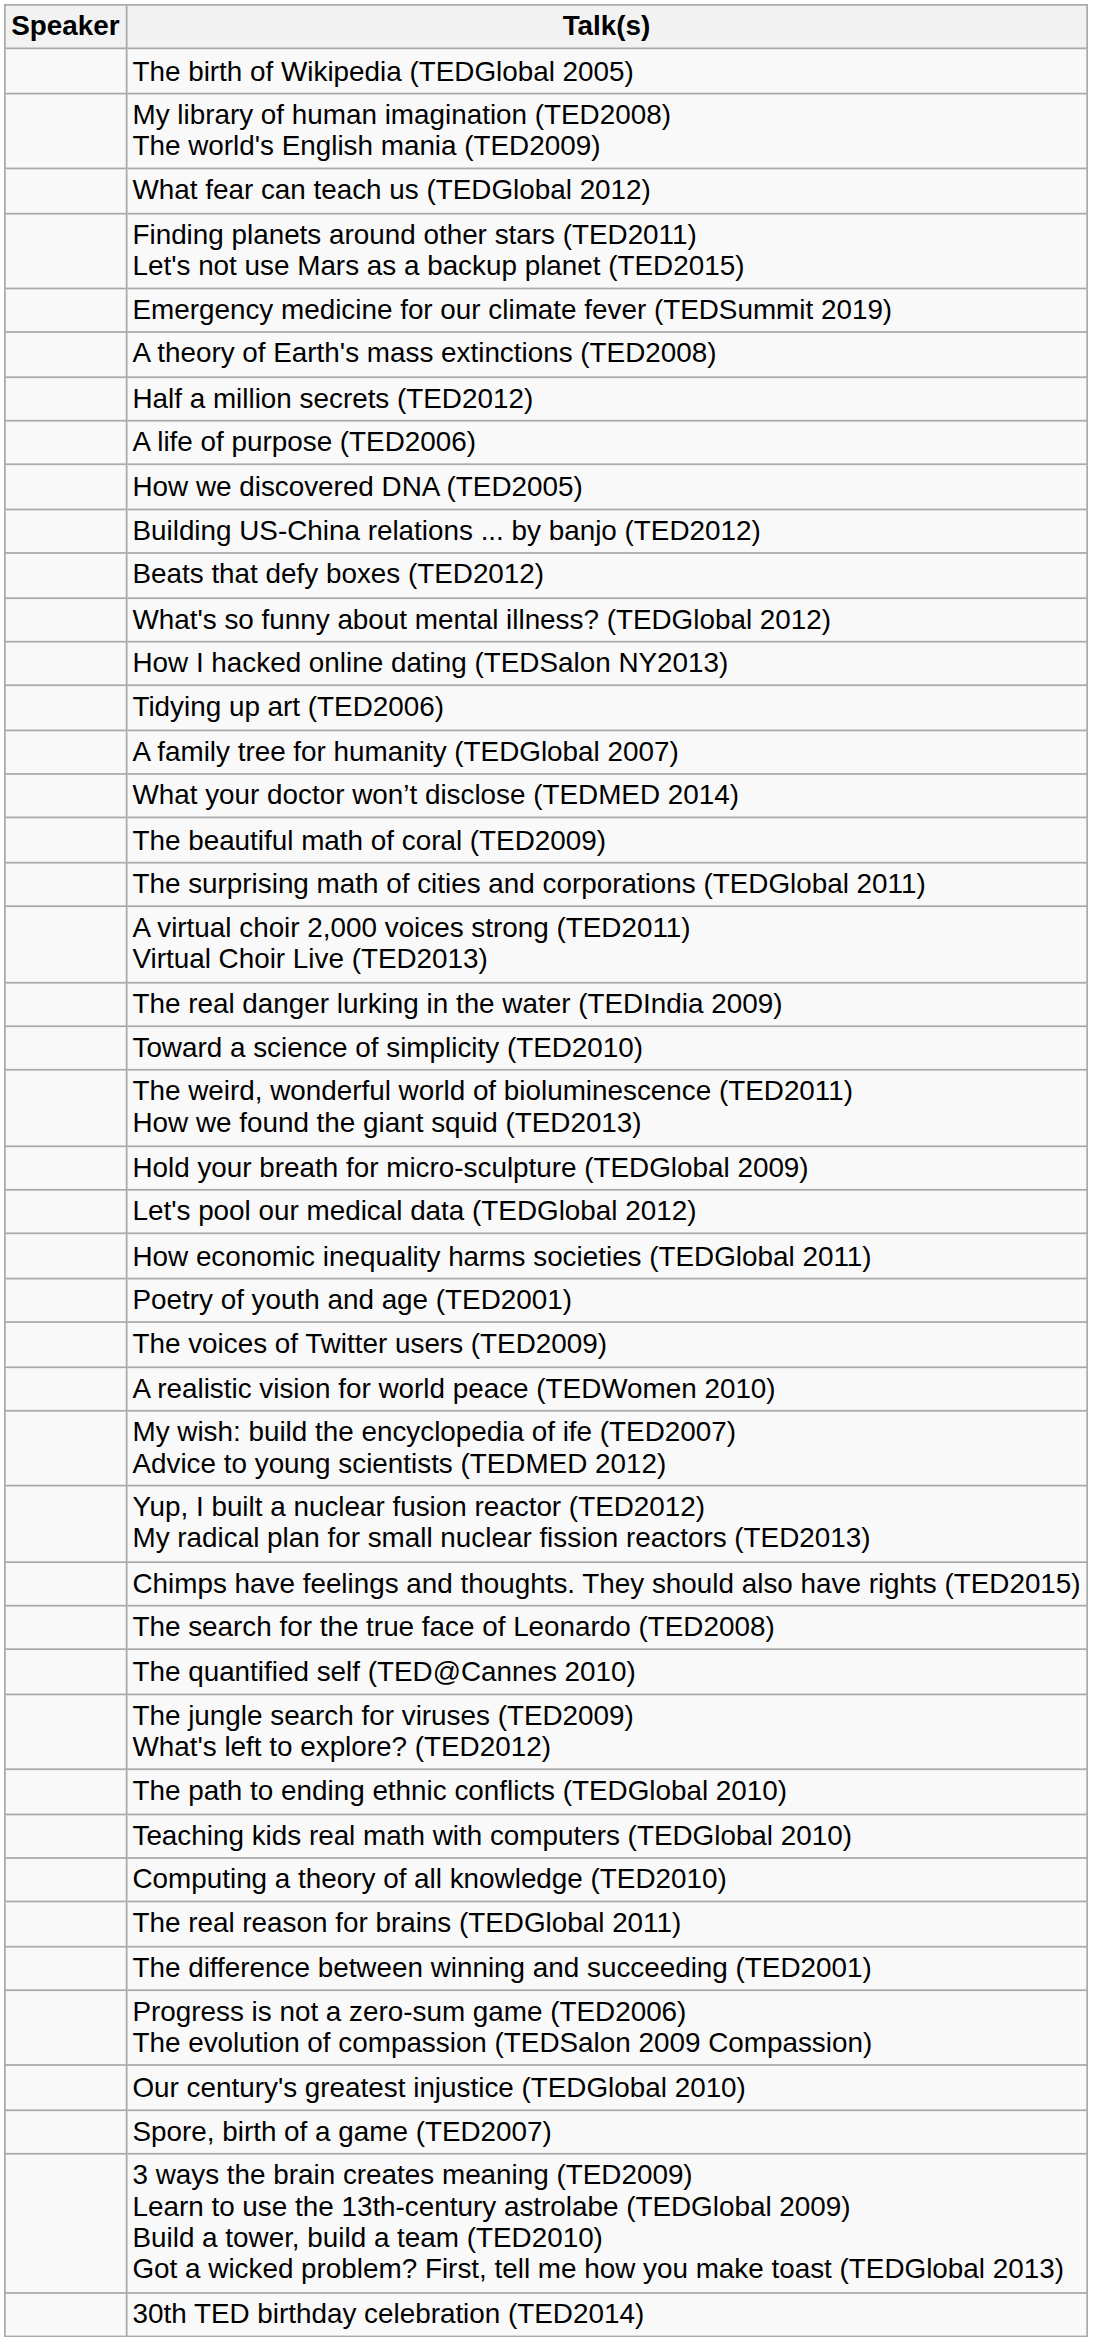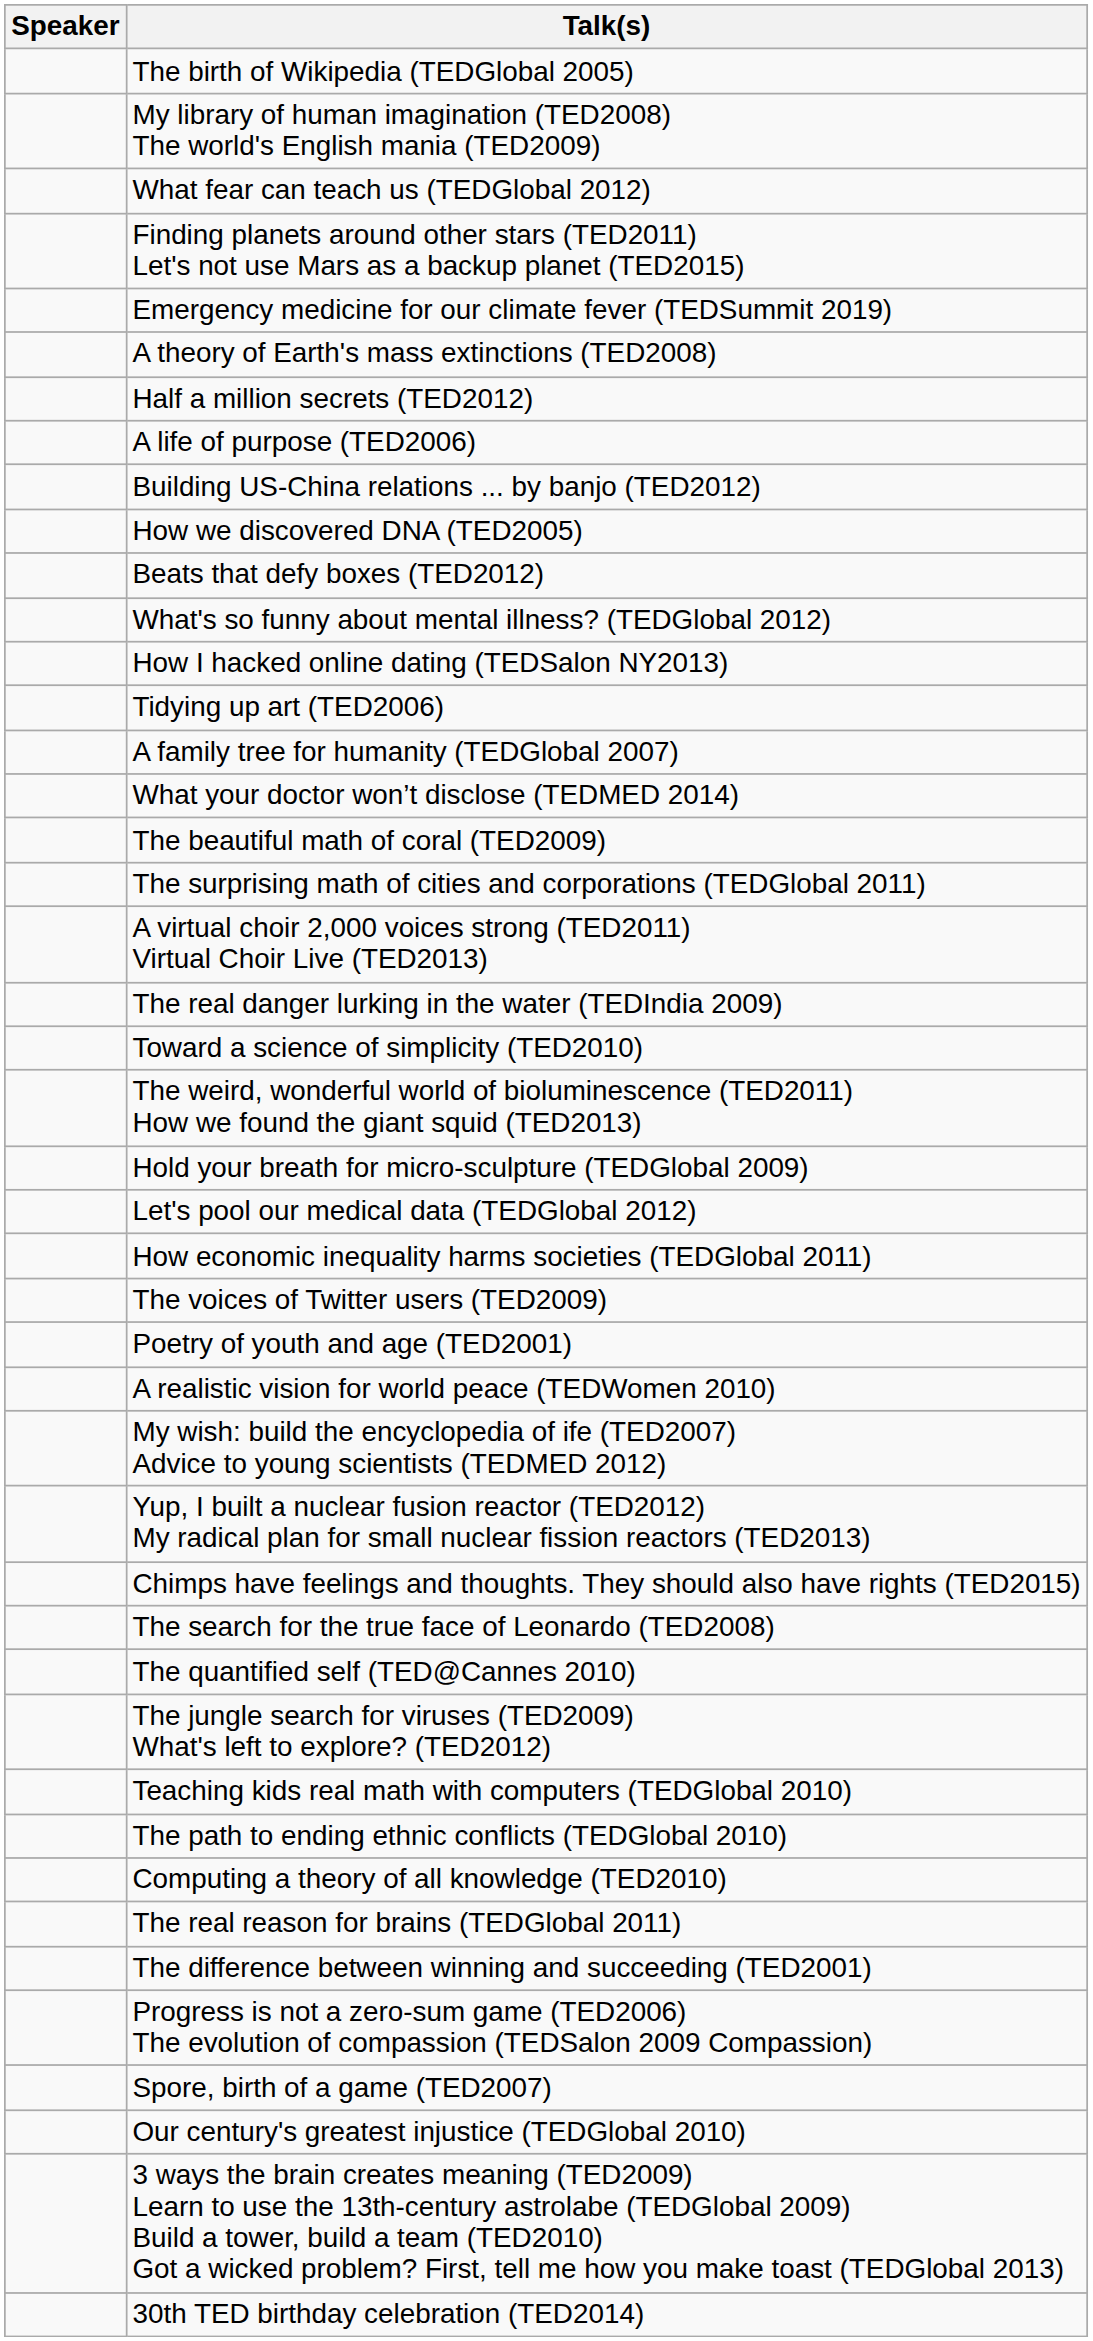rows swapped: (447, 530) <-> (358, 486)
rows swapped: (352, 1299) <-> (370, 1343)
rows swapped: (460, 1791) <-> (492, 1835)
rows swapped: (342, 2131) <-> (439, 2087)
